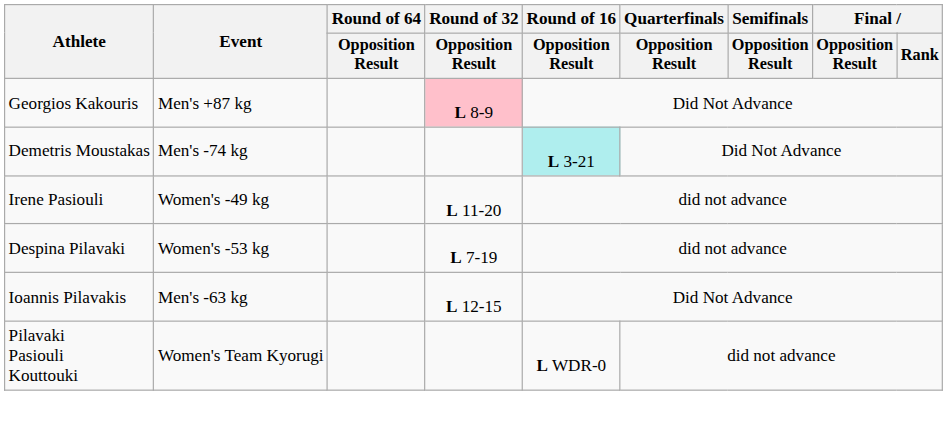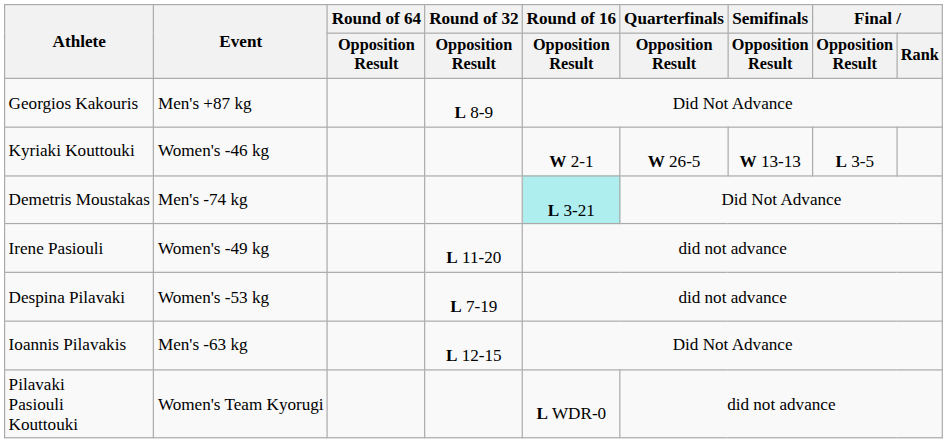(474, 113) pink background -> (474, 113) no background
+ row: (72, 151)
